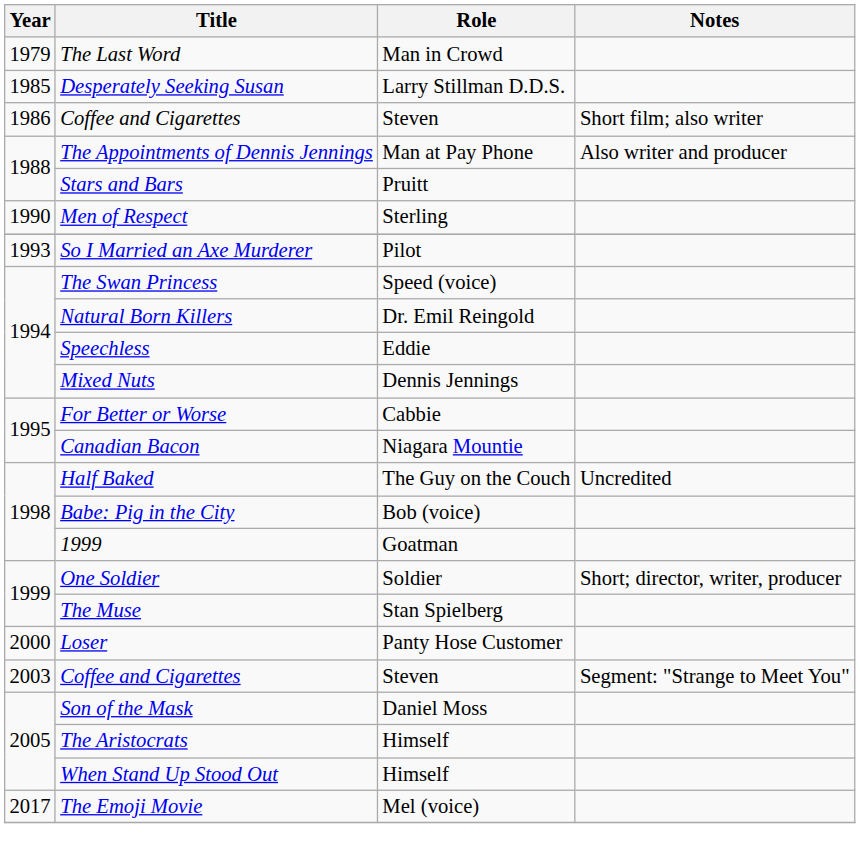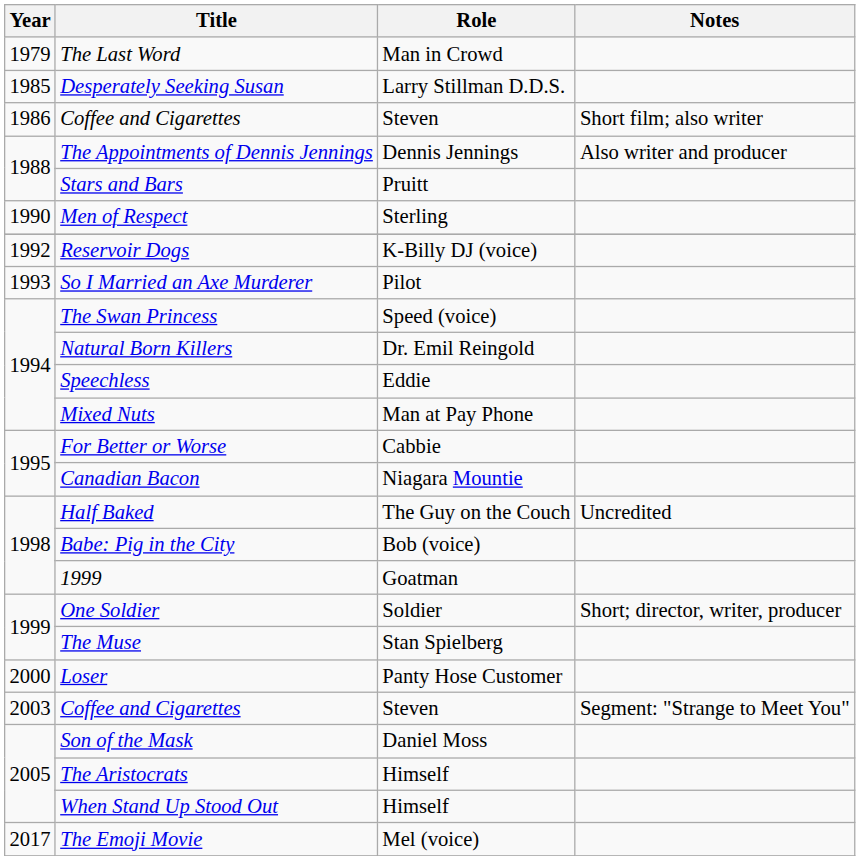(458, 151) Man at Pay Phone -> (450, 151) Dennis Jennings
+ row: (30, 250)
(450, 380) Dennis Jennings -> (458, 413) Man at Pay Phone
